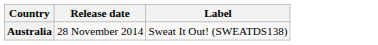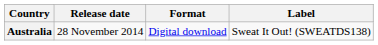+ column: (188, 13)
